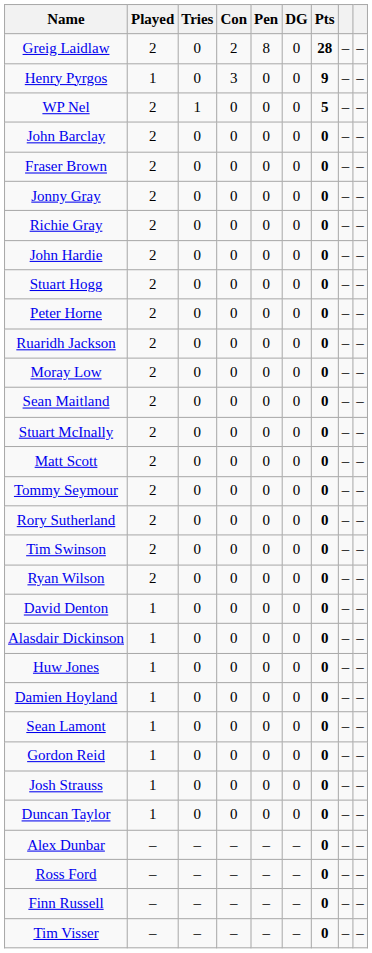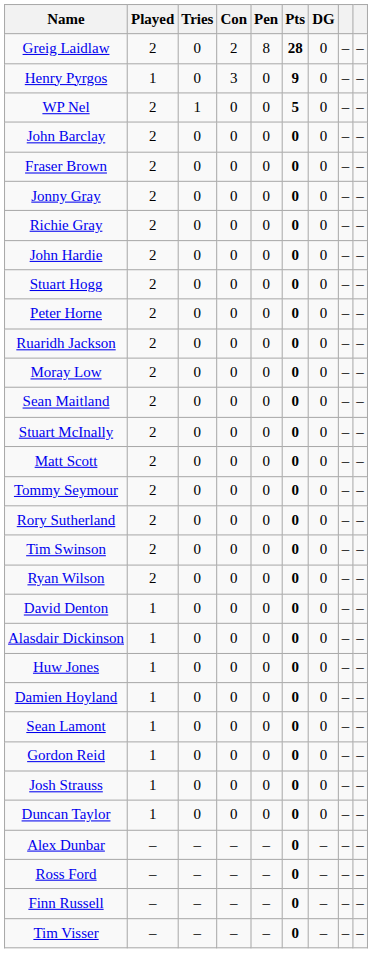columns swapped: (296, 19) <-> (325, 19)
